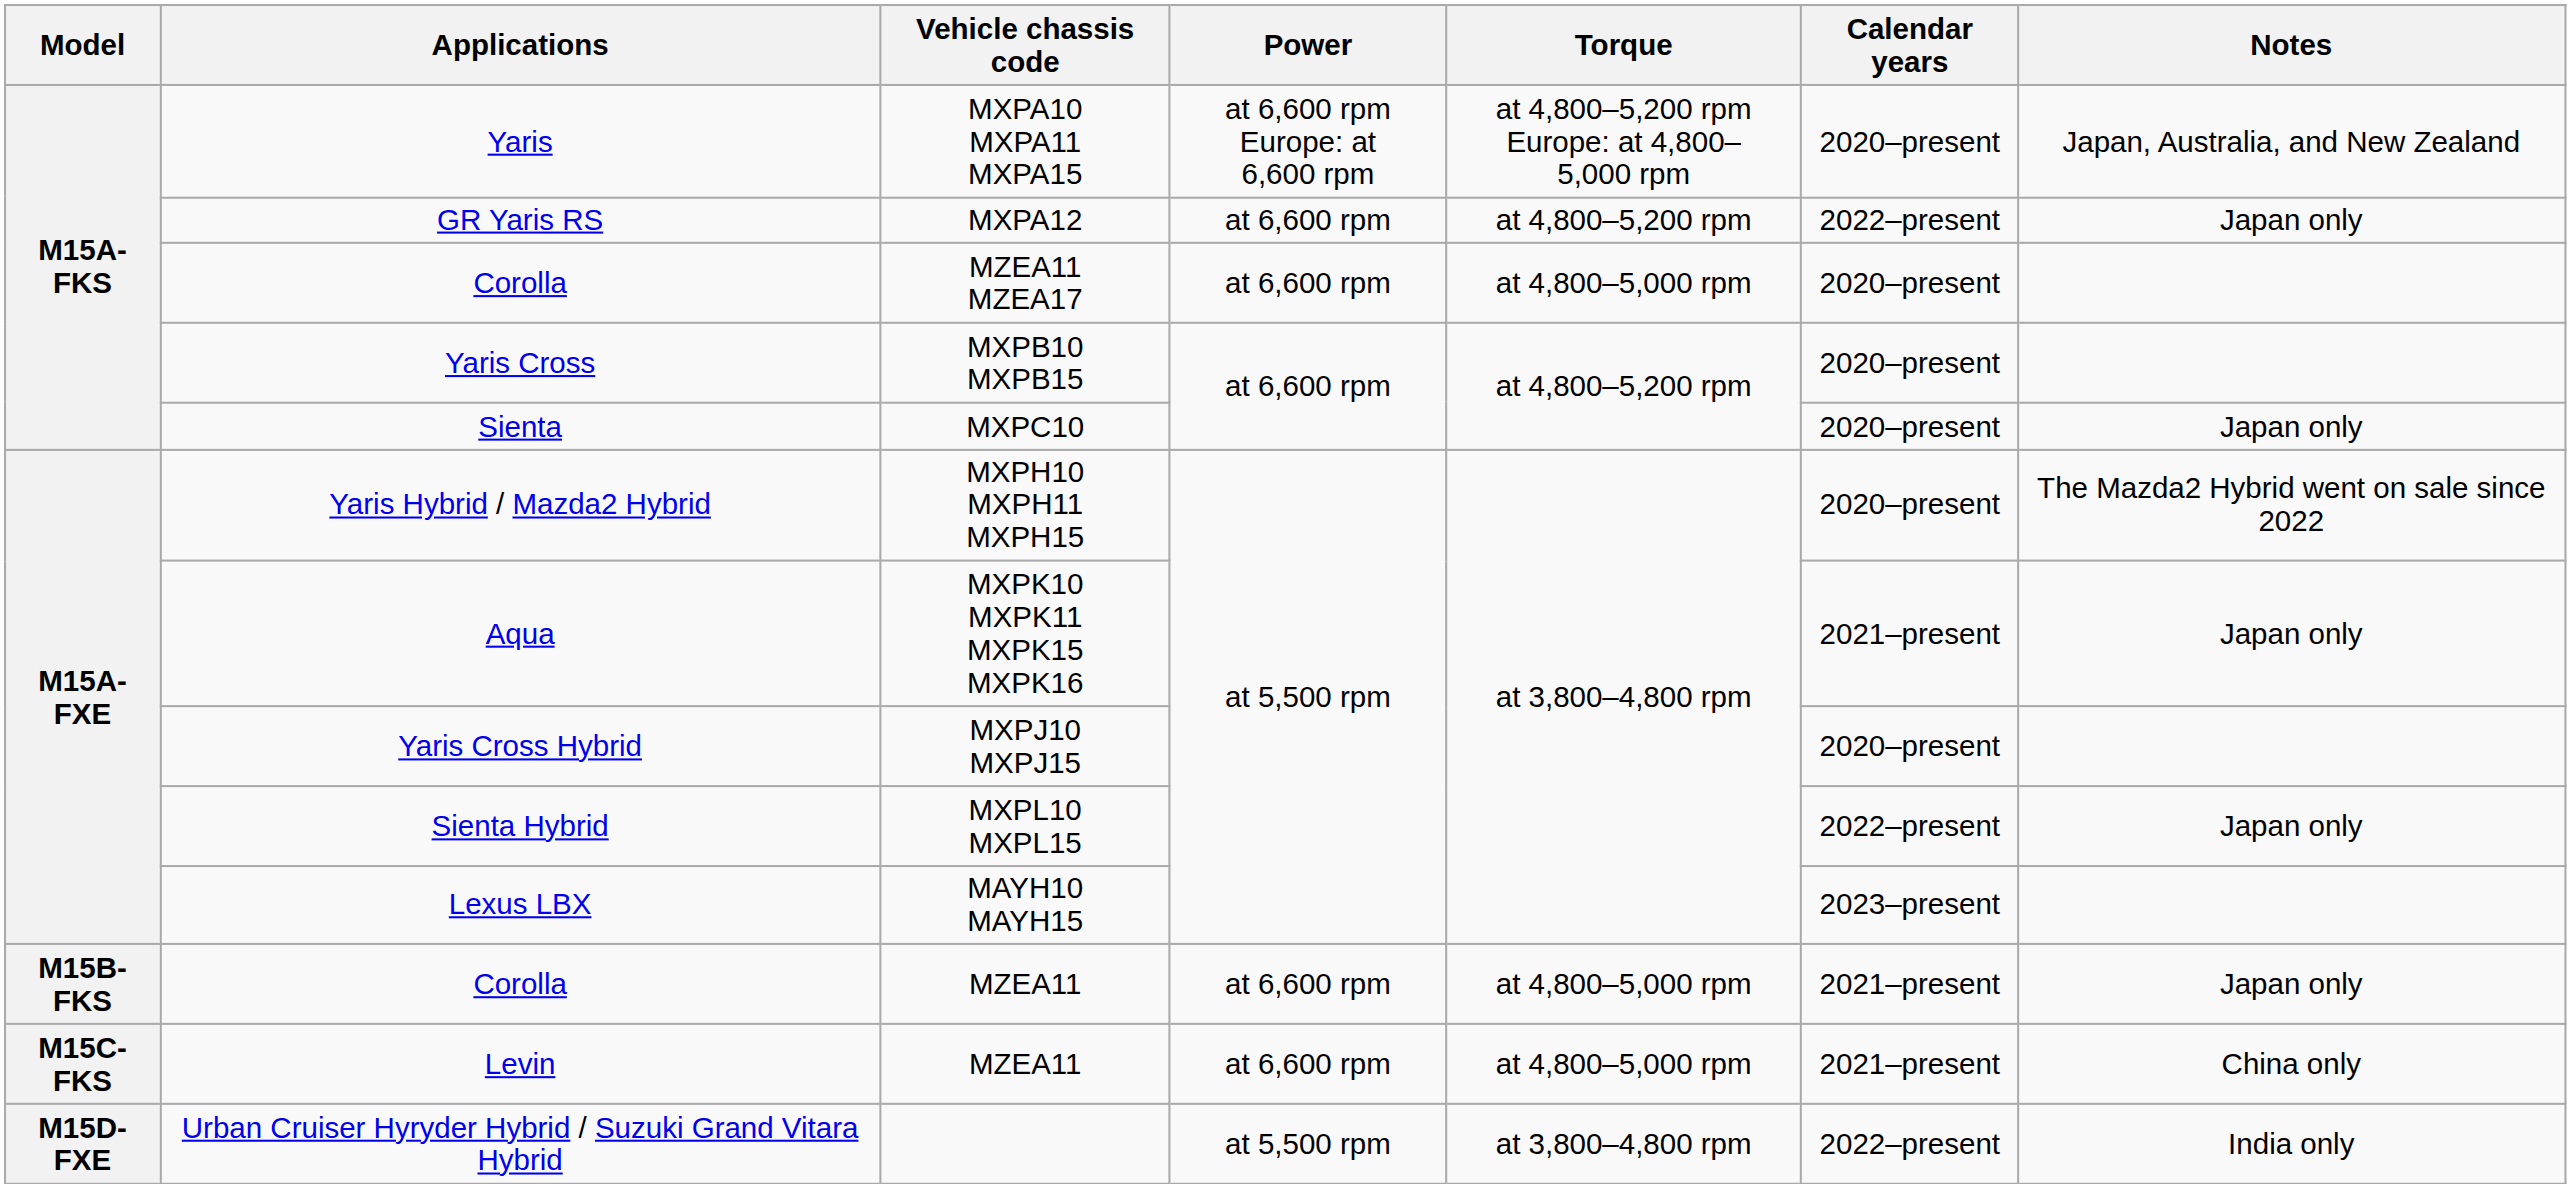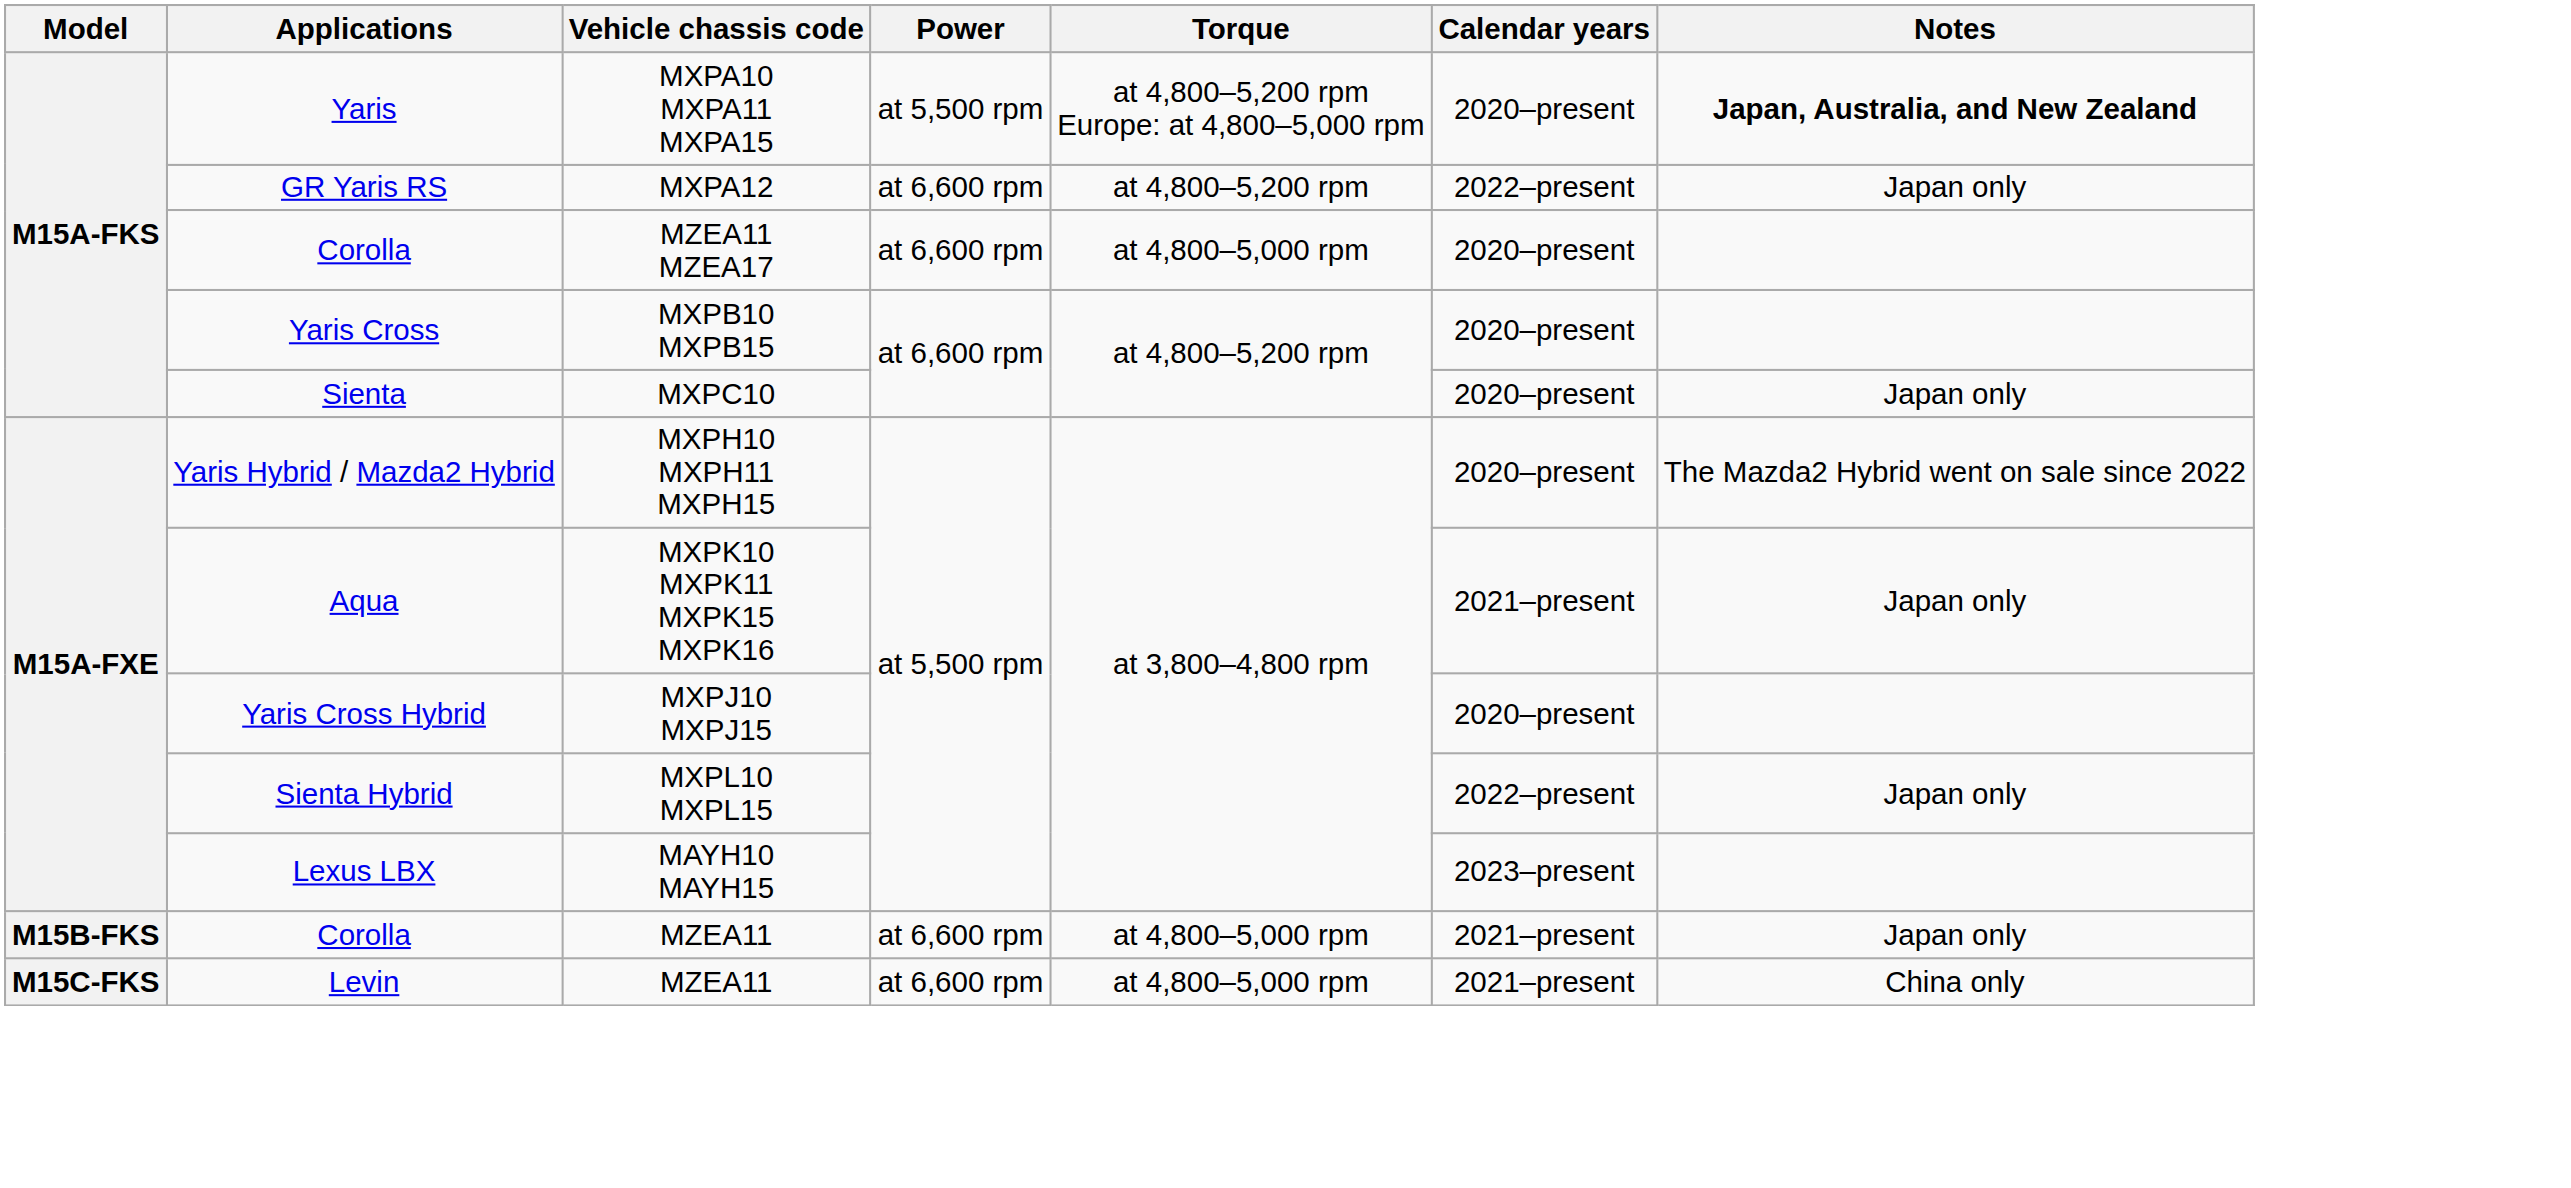(1308, 141) at 6,600 rpm Europe: at 6,600 rpm -> (961, 108) at 5,500 rpm
(2291, 141) normal -> (1955, 108) bold
- row: (520, 1143)
